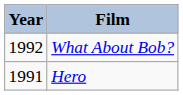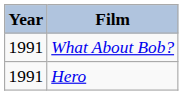(26, 47) 1992 -> (26, 47) 1991
